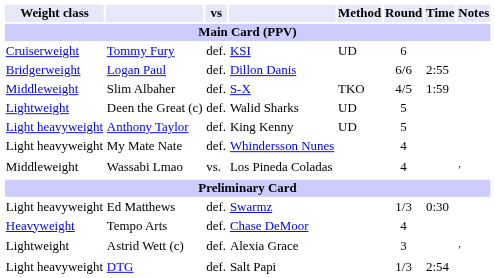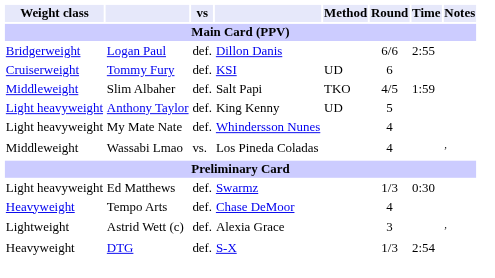rows swapped: (141, 51) <-> (136, 70)
(240, 89) S-X -> (239, 89) Salt Papi
- row: (155, 108)
(54, 267) Light heavyweight -> (40, 248) Heavyweight
(253, 267) Salt Papi -> (226, 248) S-X
